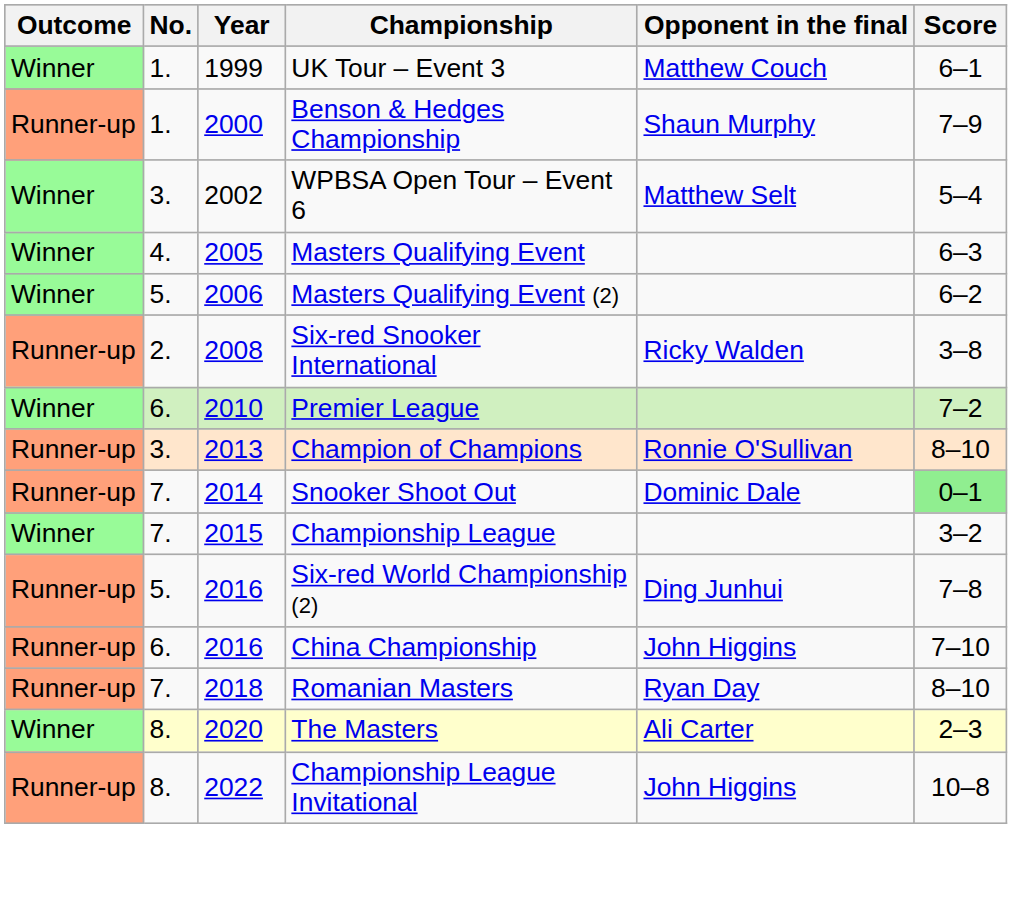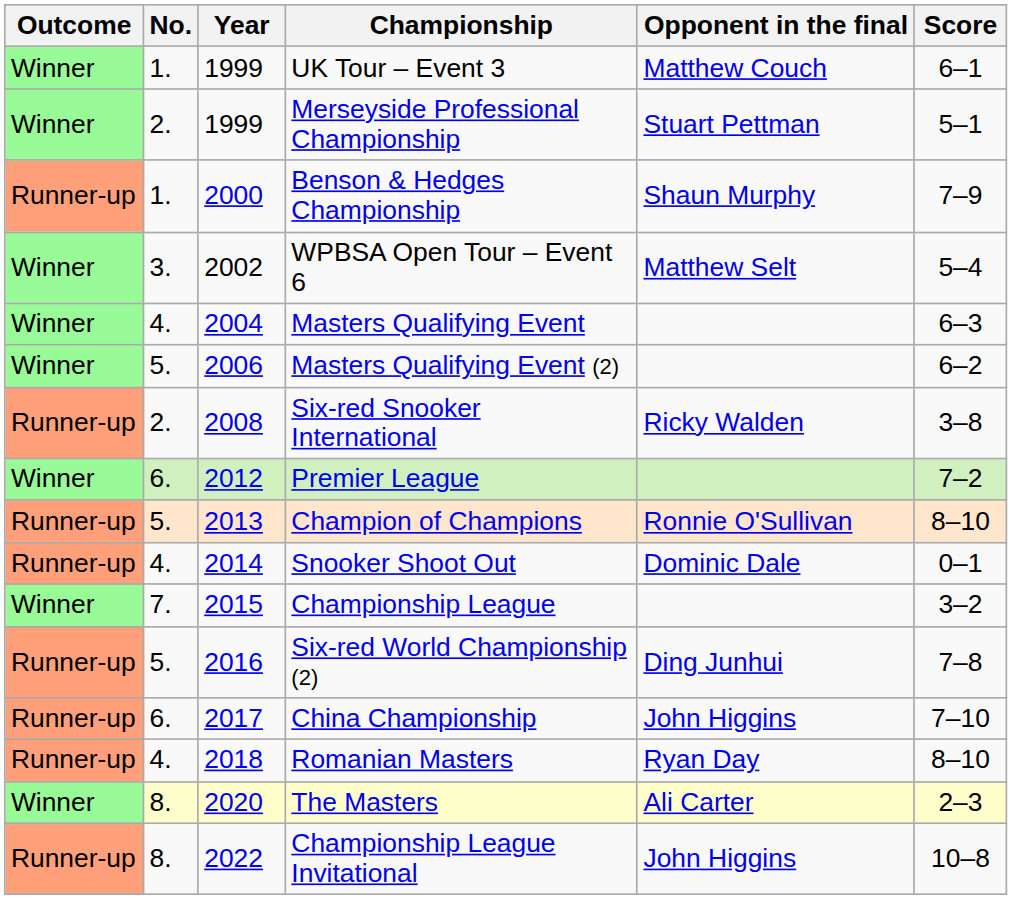+ row: (435, 124)
(234, 252) 2005 -> (234, 323) 2004
(234, 407) 2010 -> (234, 479) 2012
(161, 449) 3. -> (161, 521) 5.
(161, 491) 7. -> (161, 562) 4.
(960, 491) lightgreen background -> (960, 562) no background
(234, 646) 2016 -> (234, 718) 2017
(161, 688) 7. -> (161, 760) 4.
